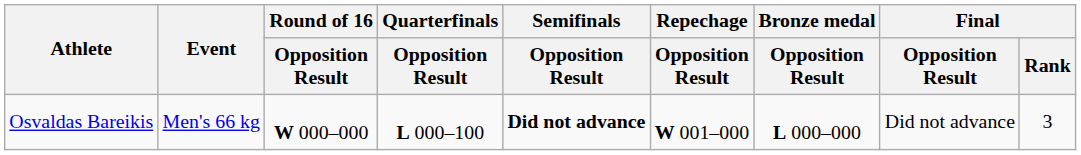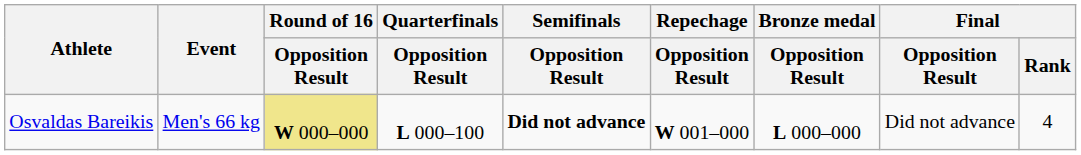(321, 133) no background -> (321, 133) khaki background
(1048, 122) 3 -> (1048, 122) 4
